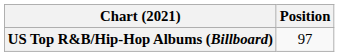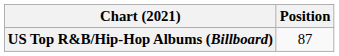(305, 39) 97 -> (305, 39) 87
